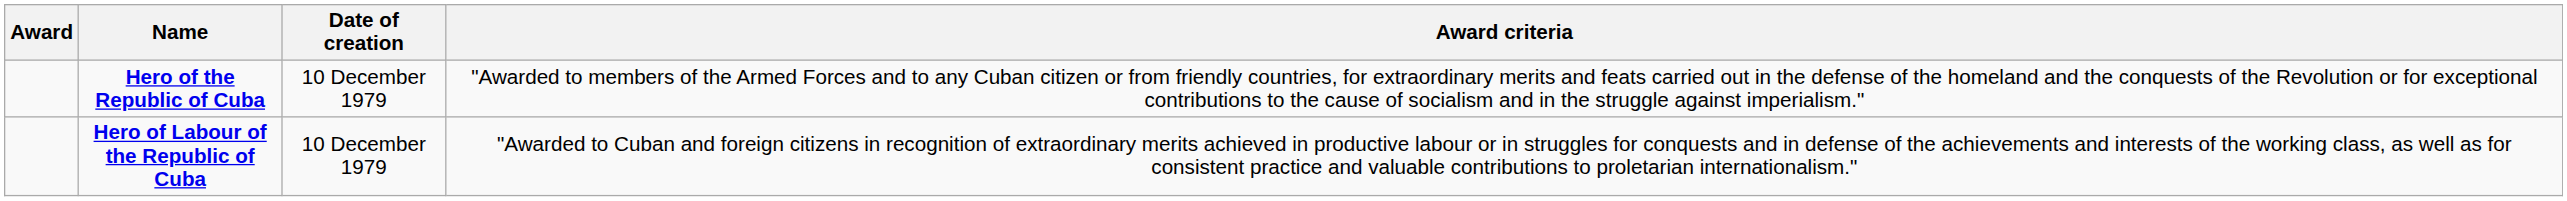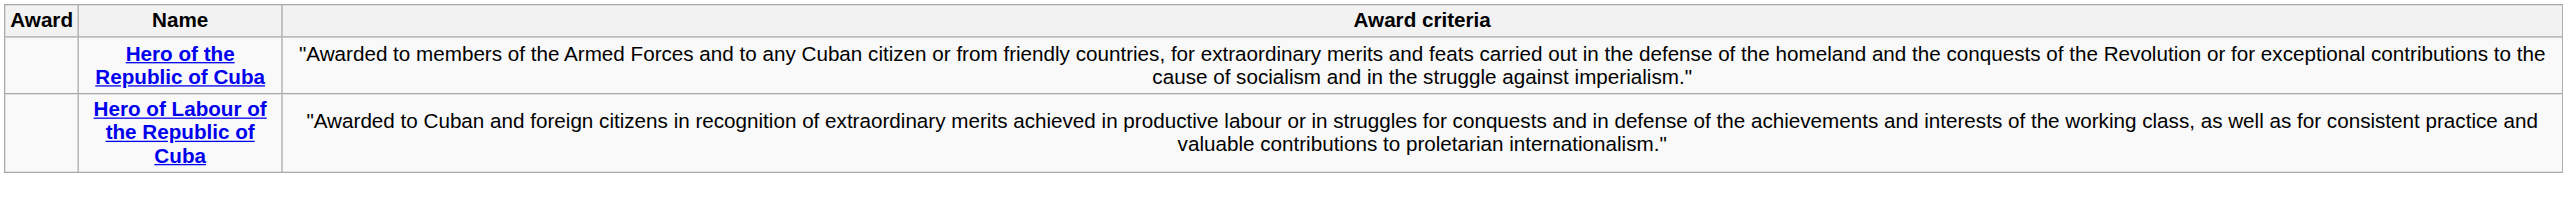- column: (364, 32)
